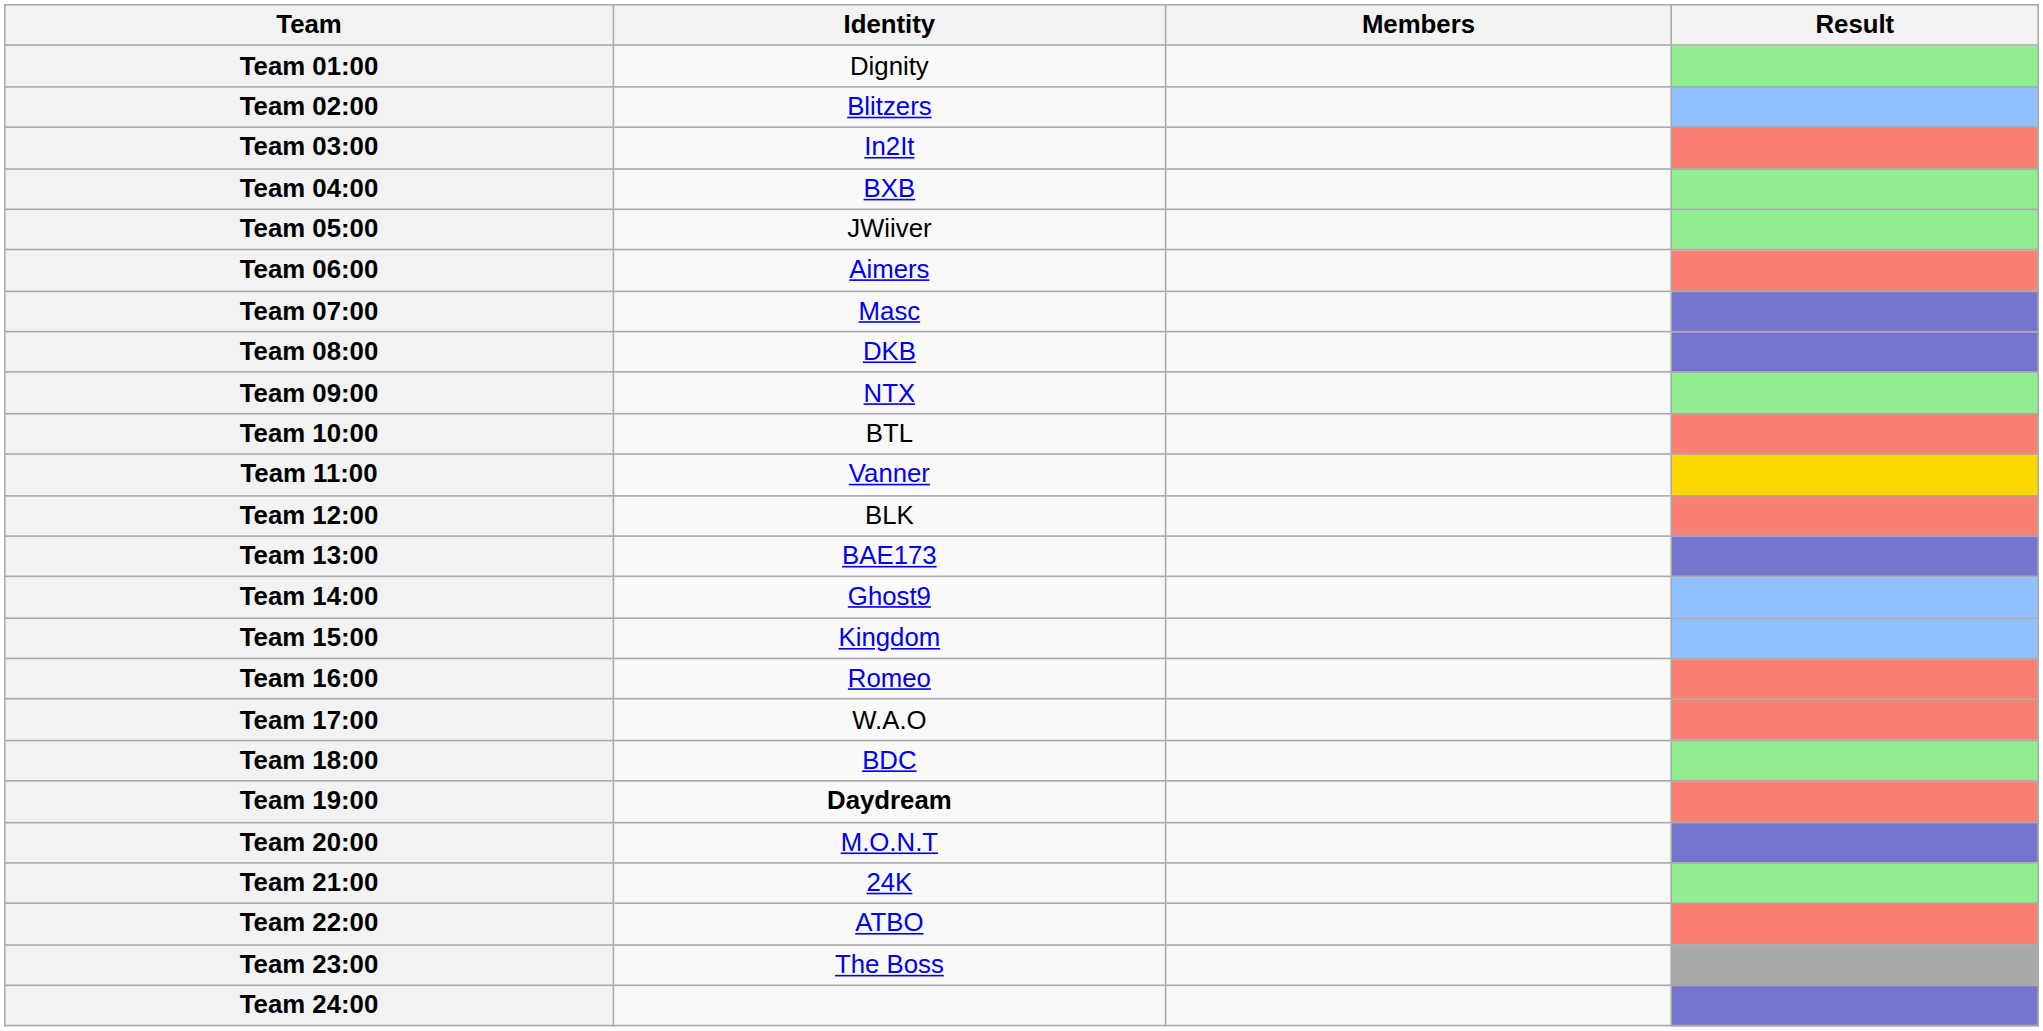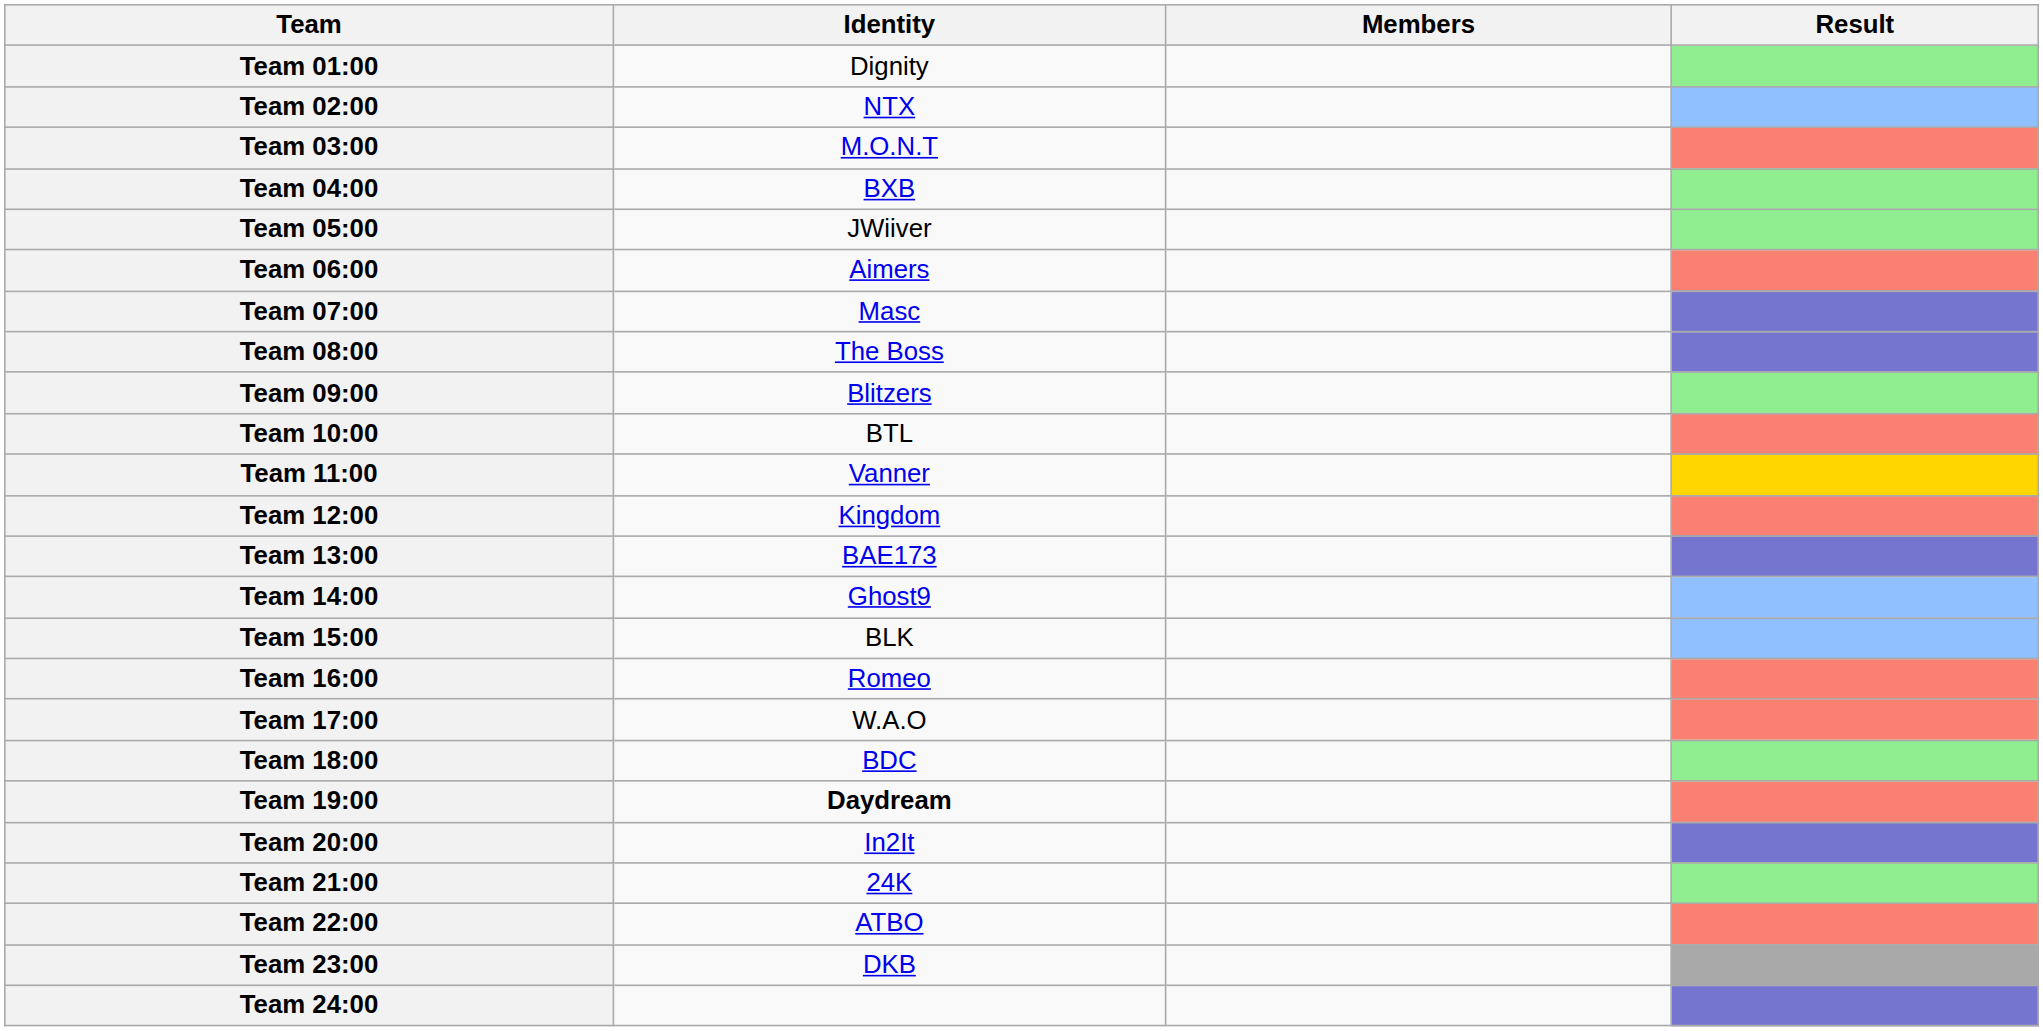(889, 106) Blitzers -> (889, 106) NTX
(889, 147) In2It -> (889, 147) M.O.N.T
(889, 351) DKB -> (889, 351) The Boss
(889, 392) NTX -> (889, 392) Blitzers
(889, 515) BLK -> (889, 515) Kingdom
(889, 637) Kingdom -> (889, 637) BLK
(889, 842) M.O.N.T -> (889, 842) In2It
(889, 964) The Boss -> (889, 964) DKB
